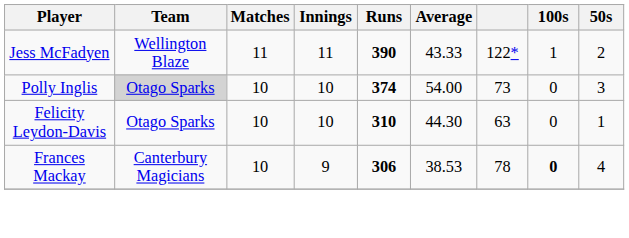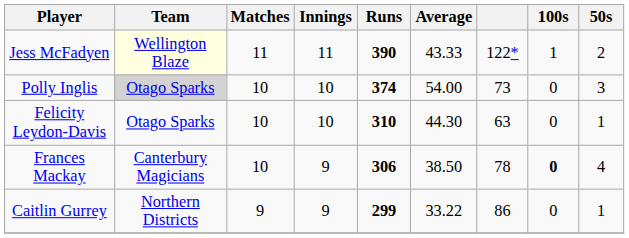(170, 52) no background -> (170, 52) lightyellow background
(444, 166) 38.53 -> (444, 166) 38.50
+ row: (59, 211)
